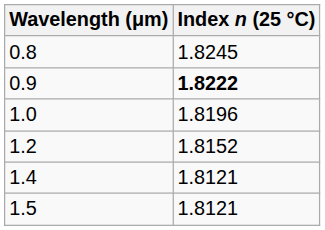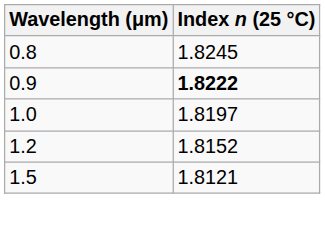(208, 114) 1.8196 -> (208, 114) 1.8197
- row: (23, 177)
